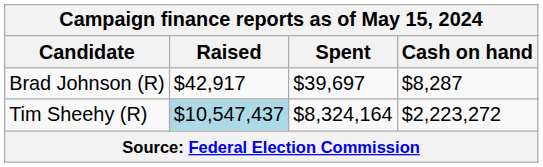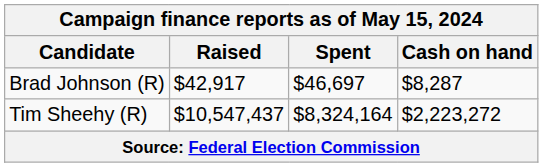(329, 83) $39,697 -> (329, 83) $46,697
(229, 114) lightblue background -> (229, 114) no background
